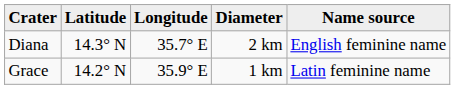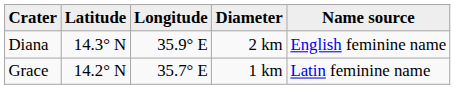(182, 44) 35.7° E -> (182, 44) 35.9° E
(182, 71) 35.9° E -> (182, 71) 35.7° E
